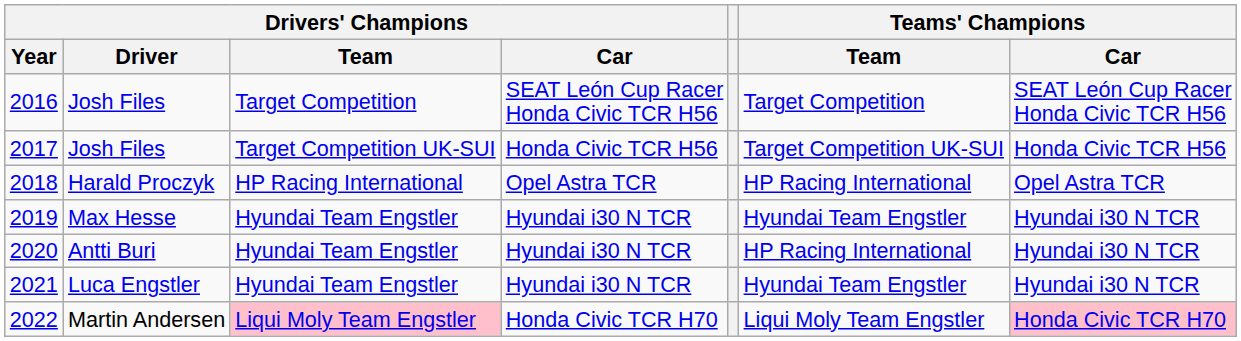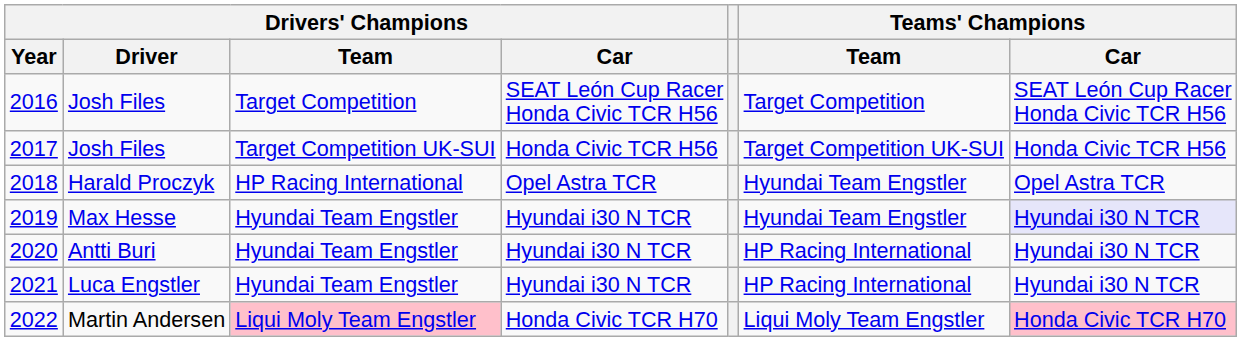(857, 183) HP Racing International -> (855, 183) Hyundai Team Engstler
(1107, 217) no background -> (1107, 217) lavender background
(855, 285) Hyundai Team Engstler -> (857, 285) HP Racing International
